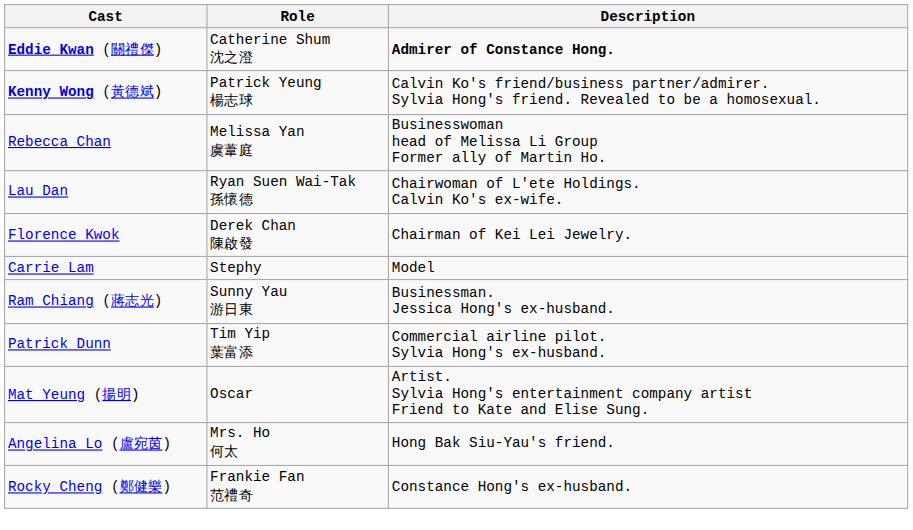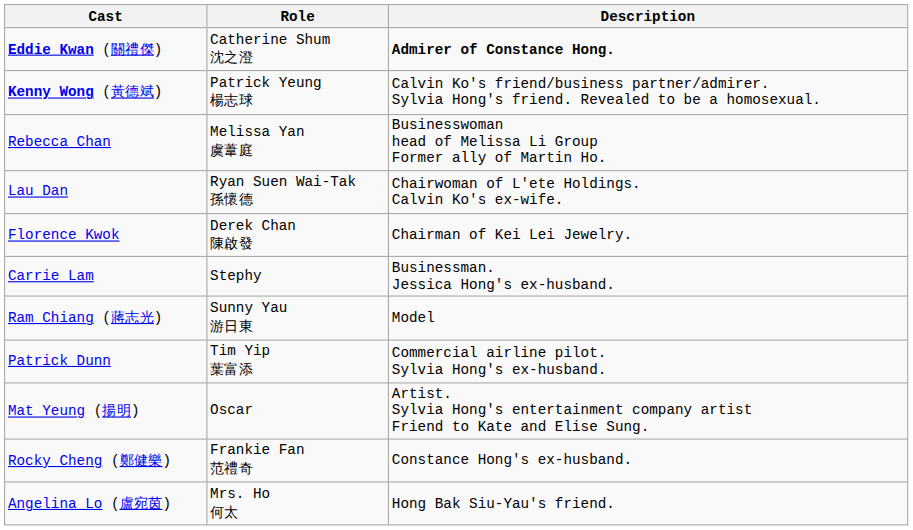(413, 268) Model -> (503, 276) Businessman. Jessica Hong's ex-husband.
(503, 301) Businessman. Jessica Hong's ex-husband. -> (413, 318) Model
rows swapped: (89, 488) <-> (89, 445)
